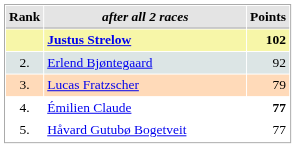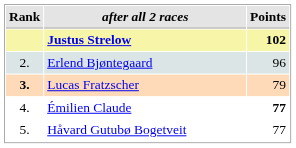(279, 62) 92 -> (279, 62) 96
(25, 85) normal -> (25, 85) bold
